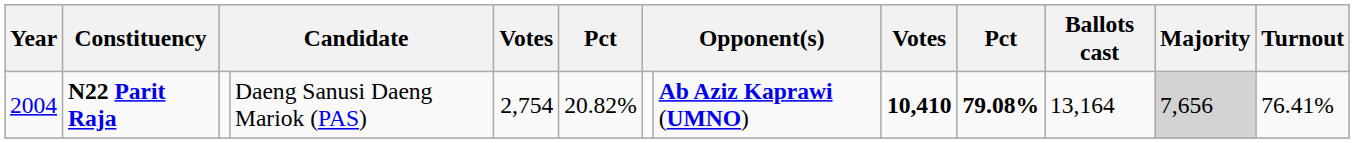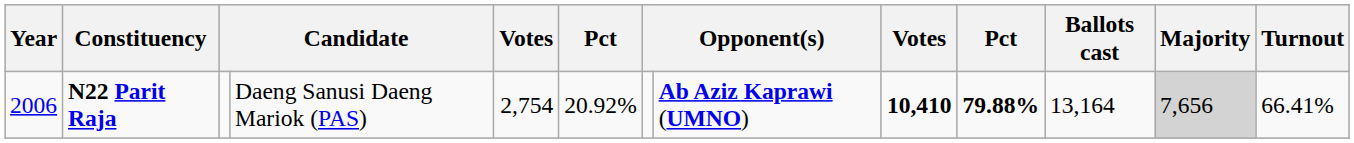(34, 104) 2004 -> (34, 104) 2006
(600, 104) 20.82% -> (600, 104) 20.92%
(1001, 104) 79.08% -> (1001, 104) 79.88%
(1298, 104) 76.41% -> (1298, 104) 66.41%
